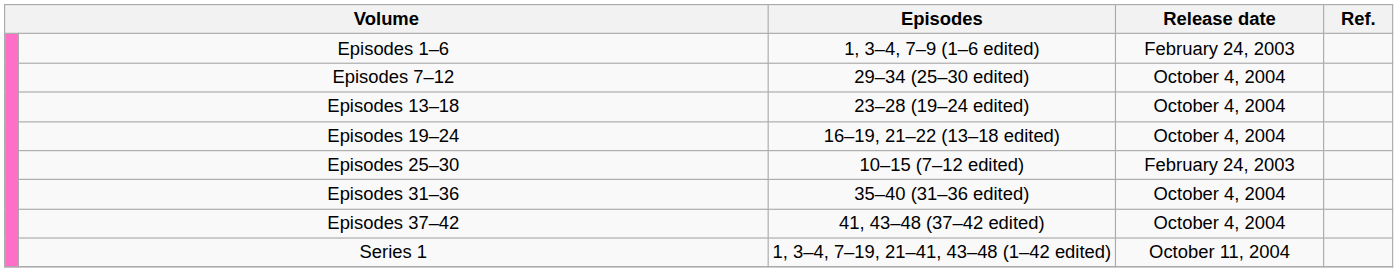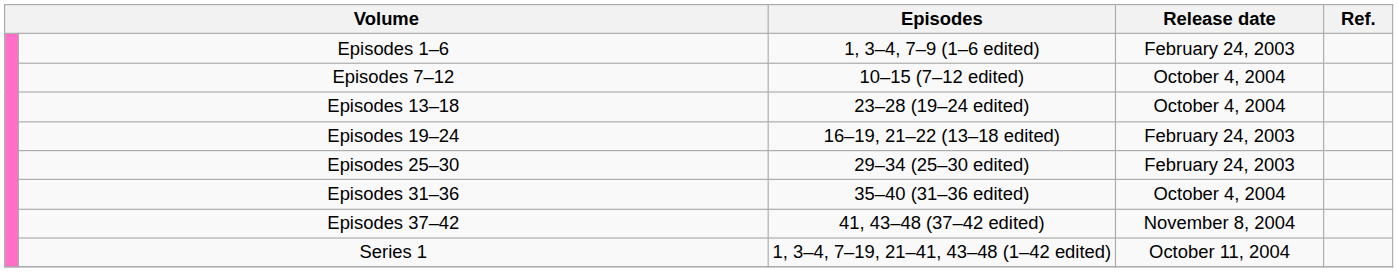(942, 77) 29–34 (25–30 edited) -> (942, 77) 10–15 (7–12 edited)
(1220, 135) October 4, 2004 -> (1220, 135) February 24, 2003
(942, 164) 10–15 (7–12 edited) -> (942, 164) 29–34 (25–30 edited)
(1220, 223) October 4, 2004 -> (1220, 223) November 8, 2004
